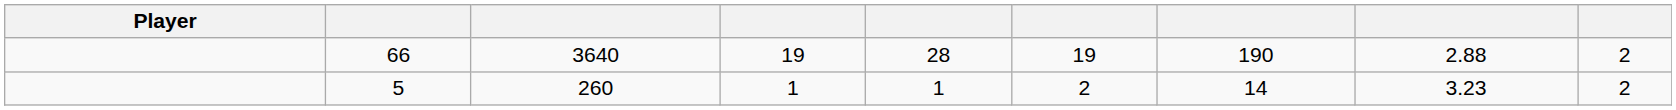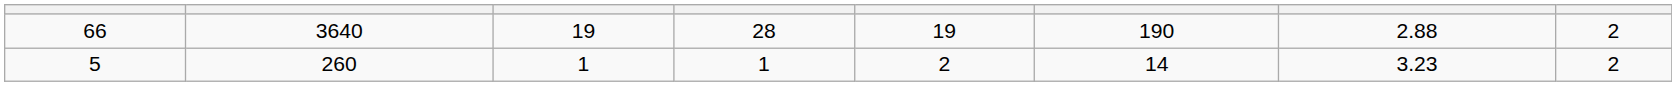- column: (165, 21)
